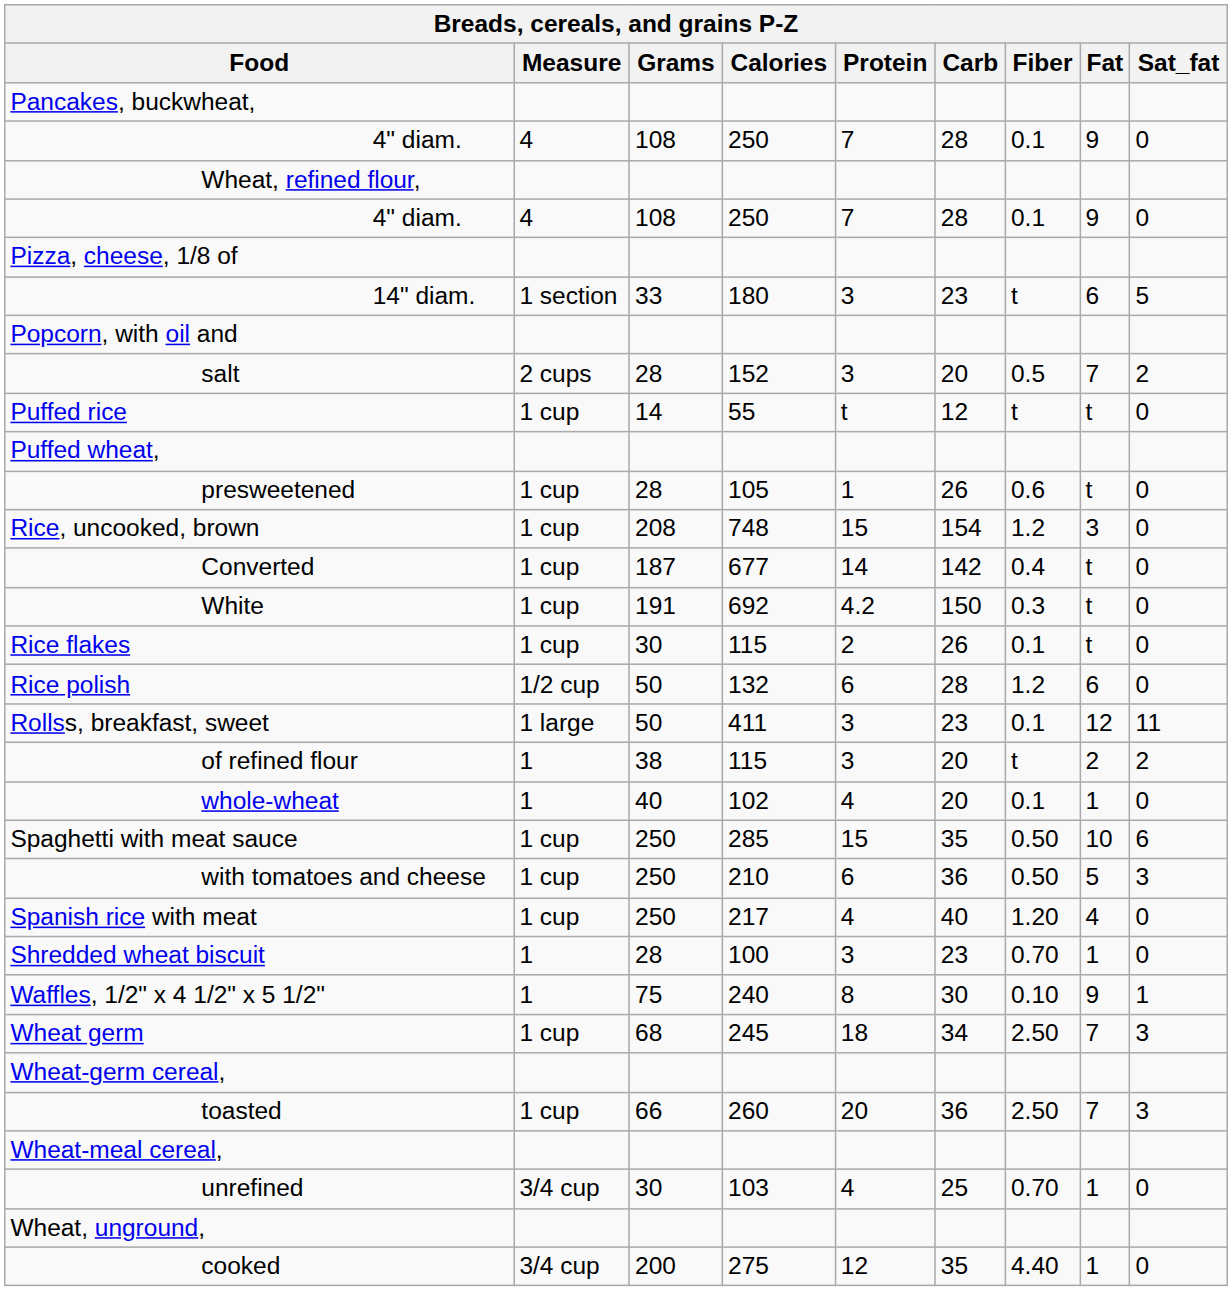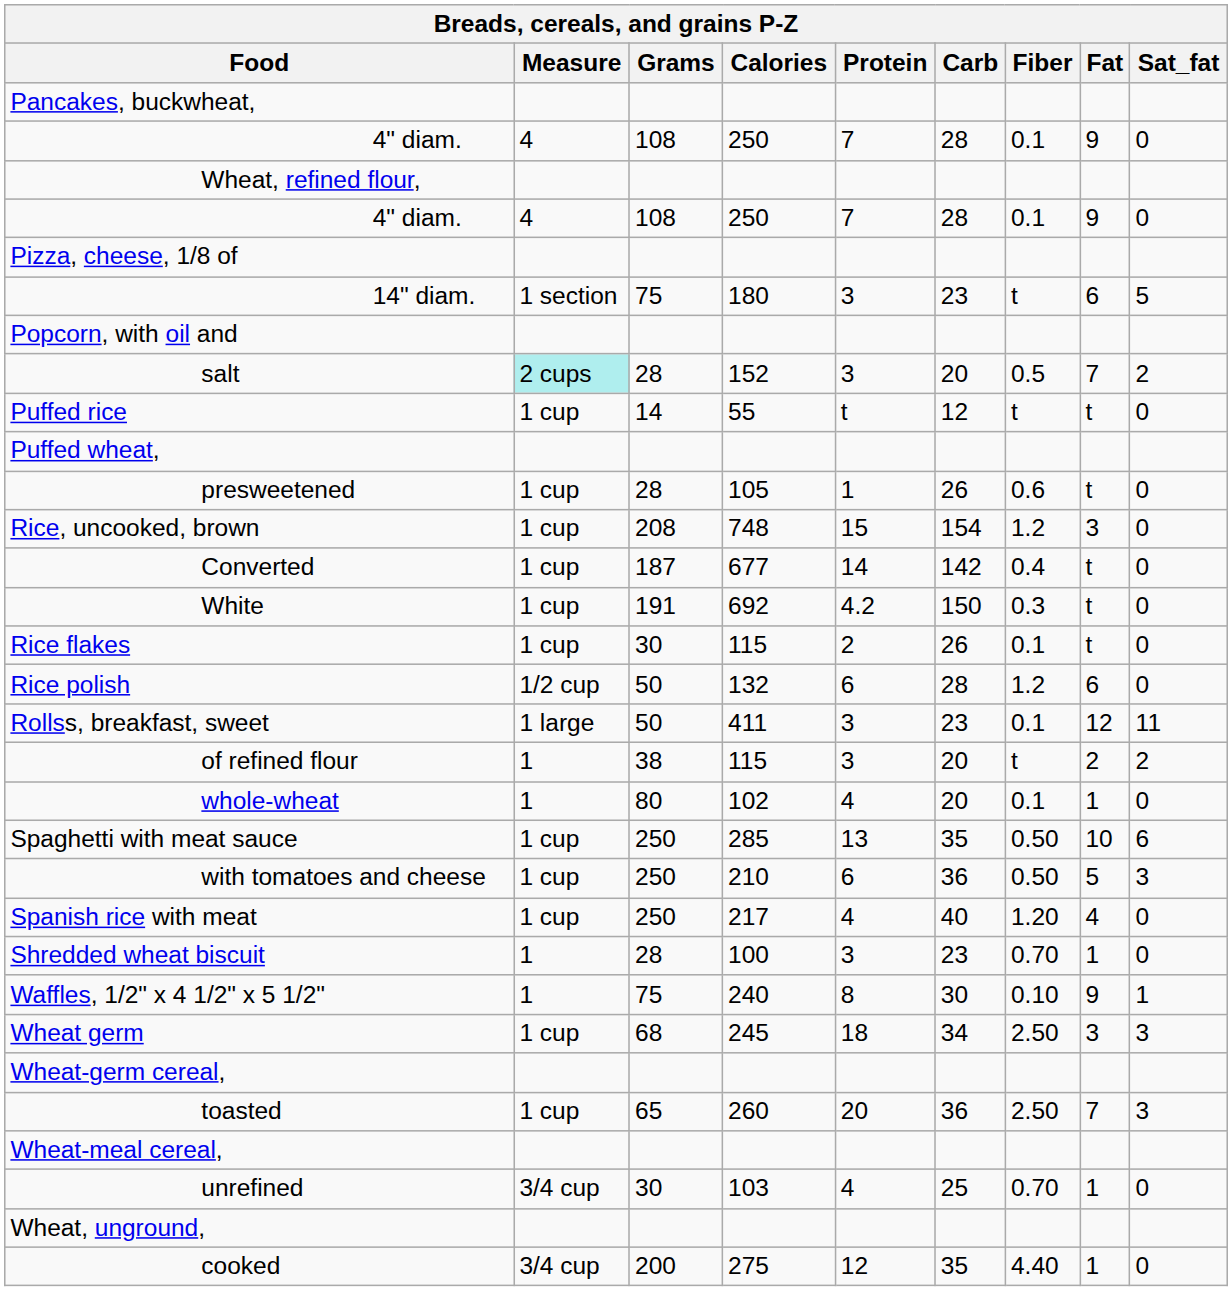(649, 295) 33 -> (649, 295) 75
(555, 373) no background -> (555, 373) paleturquoise background
(649, 800) 40 -> (649, 800) 80
(854, 839) 15 -> (854, 839) 13
(1092, 1033) 7 -> (1092, 1033) 3
(649, 1110) 66 -> (649, 1110) 65
